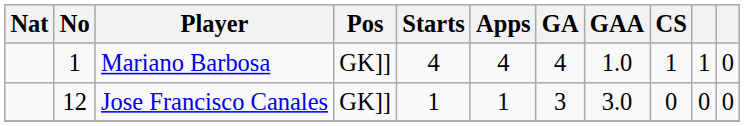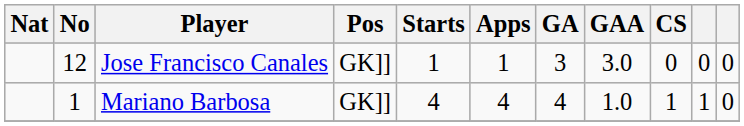rows swapped: (186, 62) <-> (215, 101)
